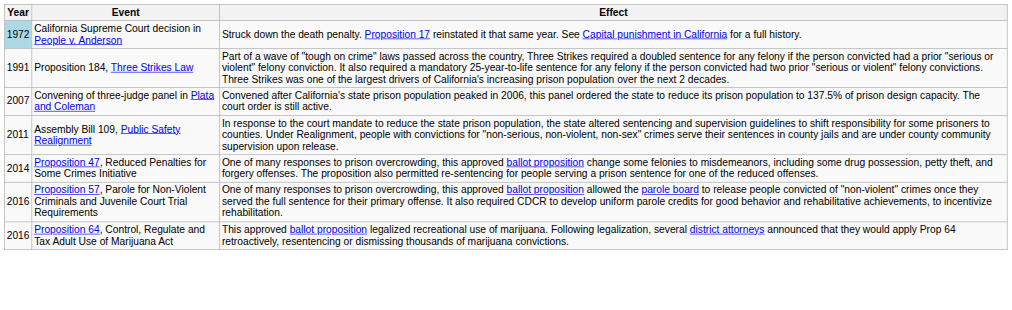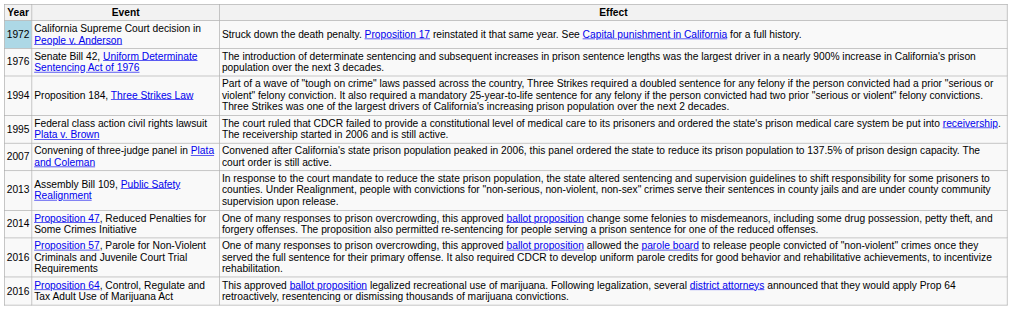+ row: (116, 62)
(18, 68) 1991 -> (18, 95) 1994
+ row: (121, 129)
(18, 135) 2011 -> (18, 190) 2013
